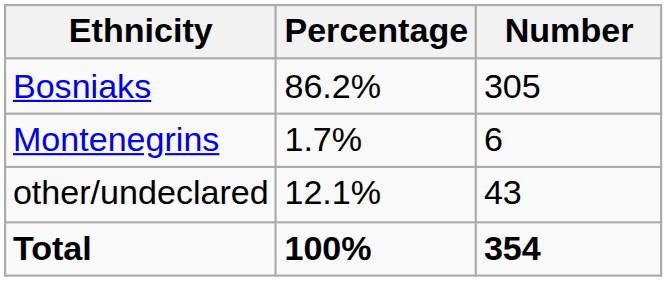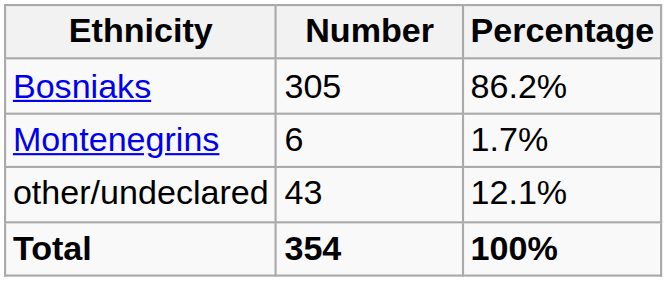columns swapped: (569, 31) <-> (376, 31)
